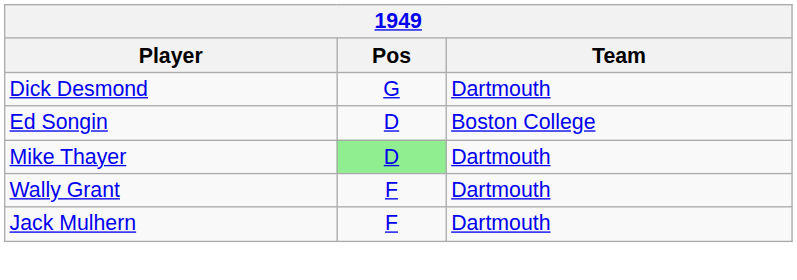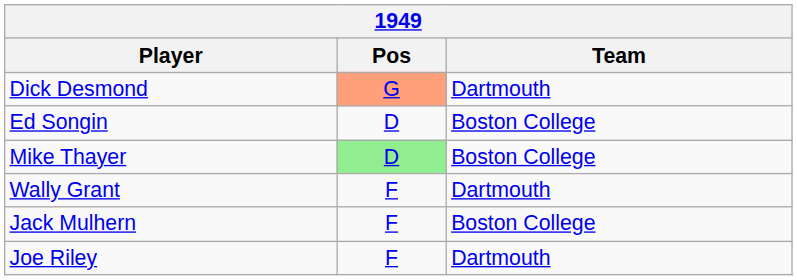(392, 88) no background -> (392, 88) lightsalmon background
(501, 156) Dartmouth -> (523, 156) Boston College
(501, 223) Dartmouth -> (523, 223) Boston College
+ row: (53, 257)
